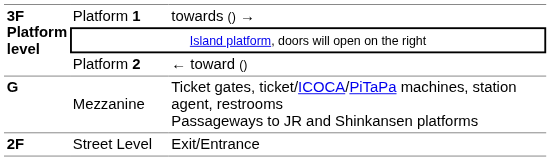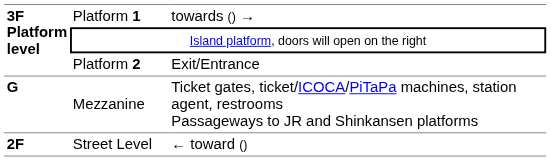(209, 64) ← toward () -> (216, 64) Exit/Entrance
(216, 144) Exit/Entrance -> (209, 144) ← toward ()
